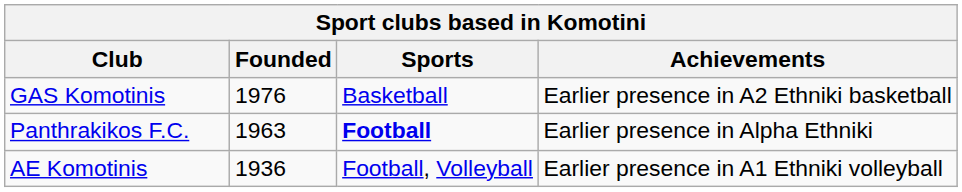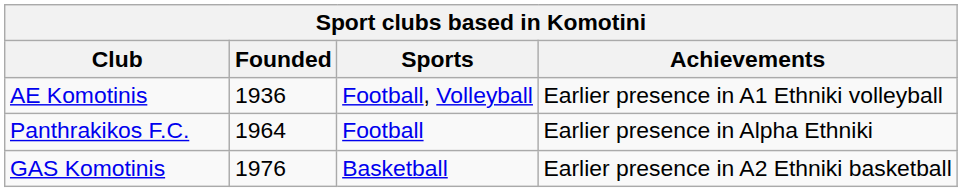rows swapped: (79, 167) <-> (88, 95)
(260, 131) 1963 -> (260, 131) 1964
(387, 131) bold -> (383, 131) normal
